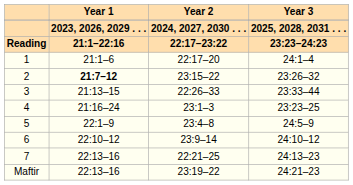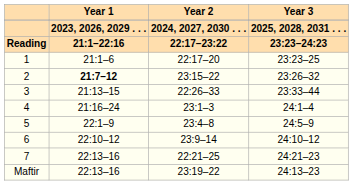(299, 60) 24:1–4 -> (299, 60) 23:23–25
(299, 108) 23:23–25 -> (299, 108) 24:1–4
(299, 156) 24:13–23 -> (299, 156) 24:21–23
(299, 172) 24:21–23 -> (299, 172) 24:13–23
